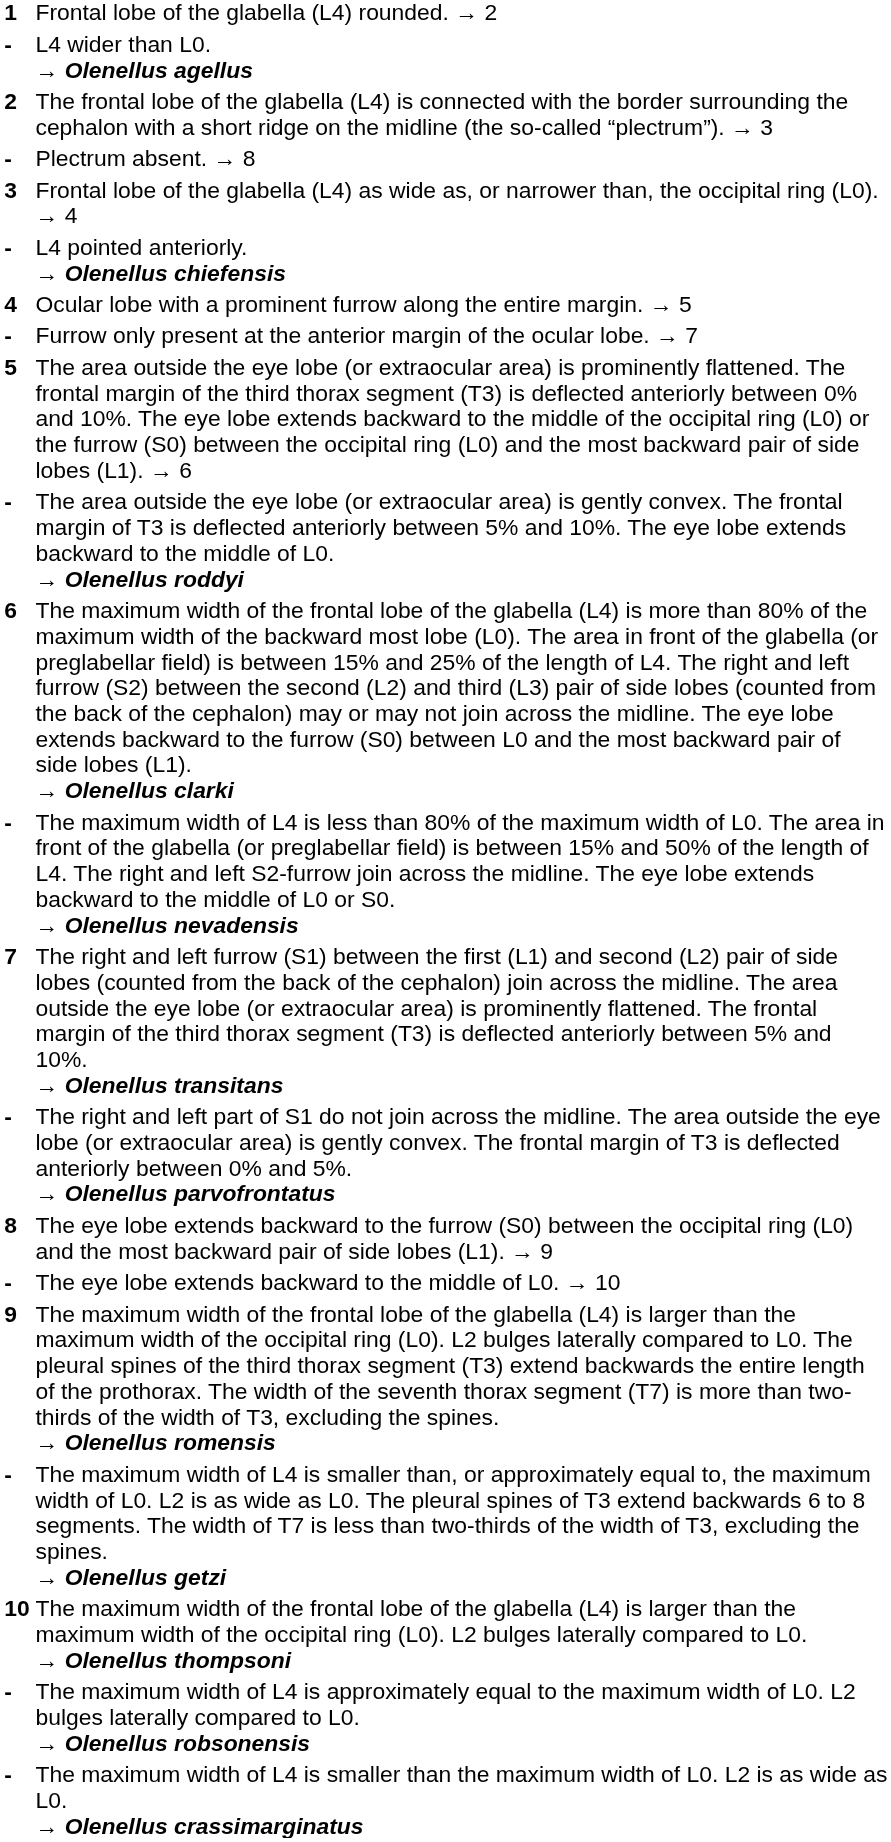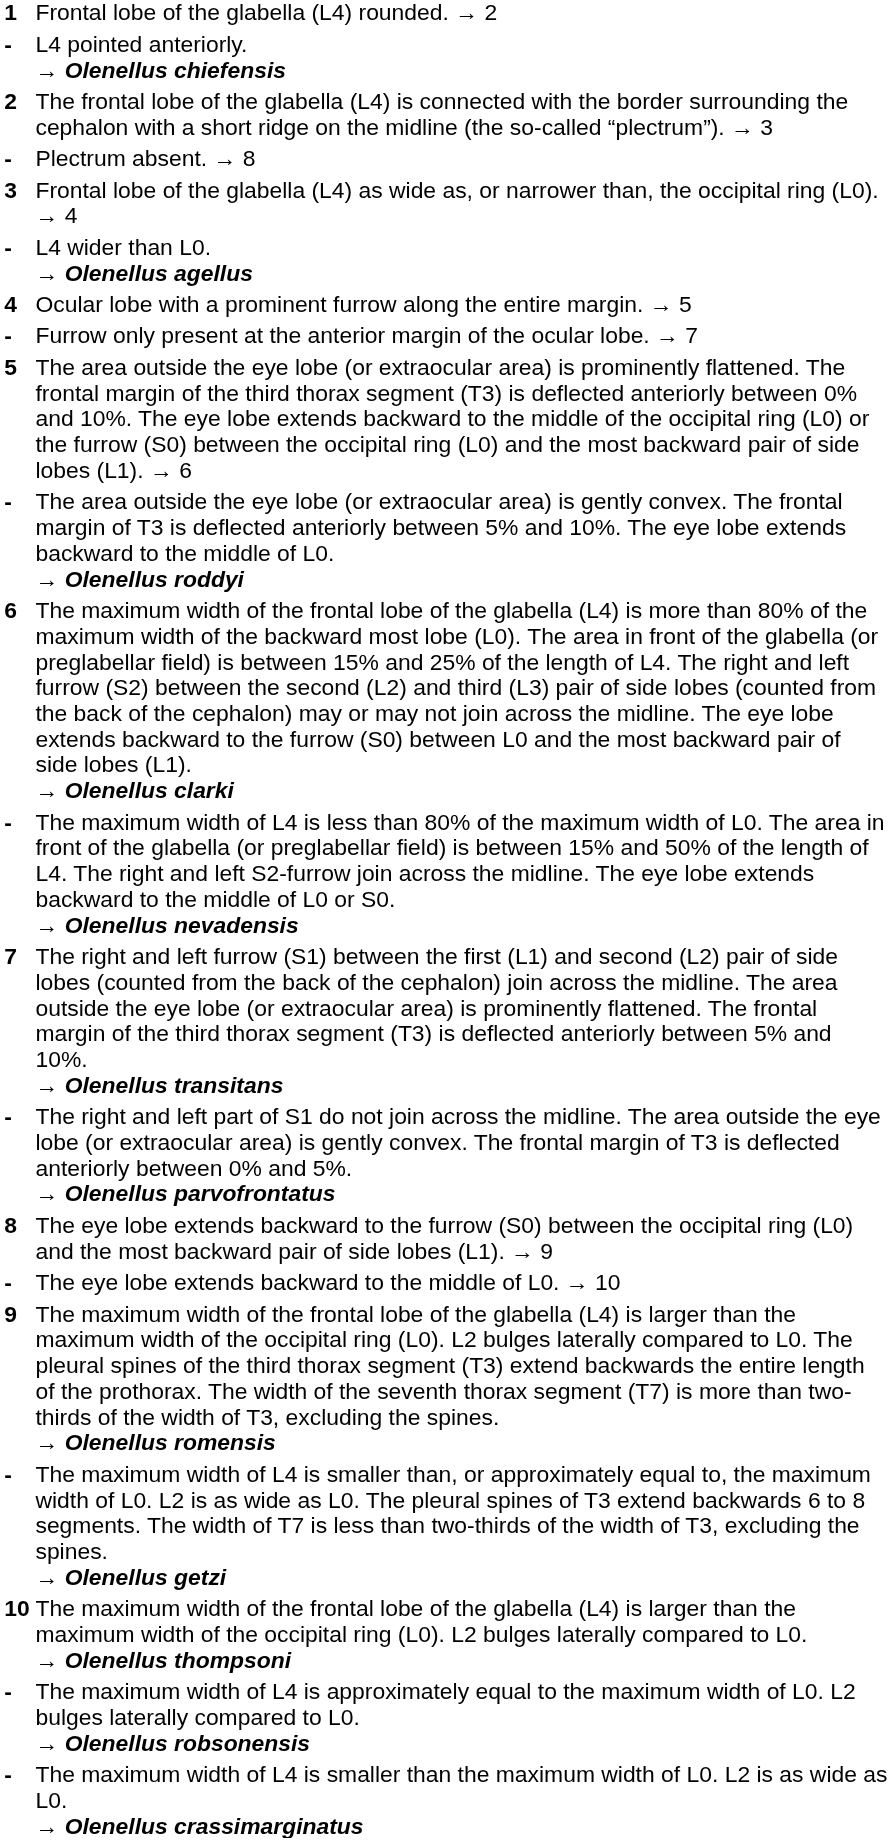rows swapped: (161, 260) <-> (144, 57)
